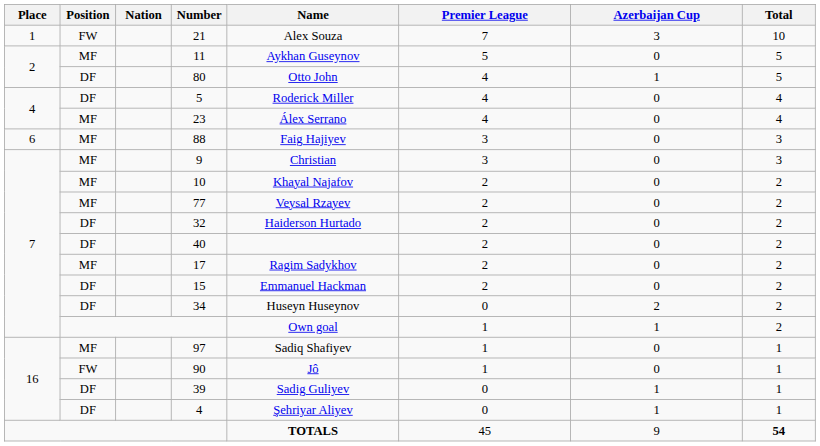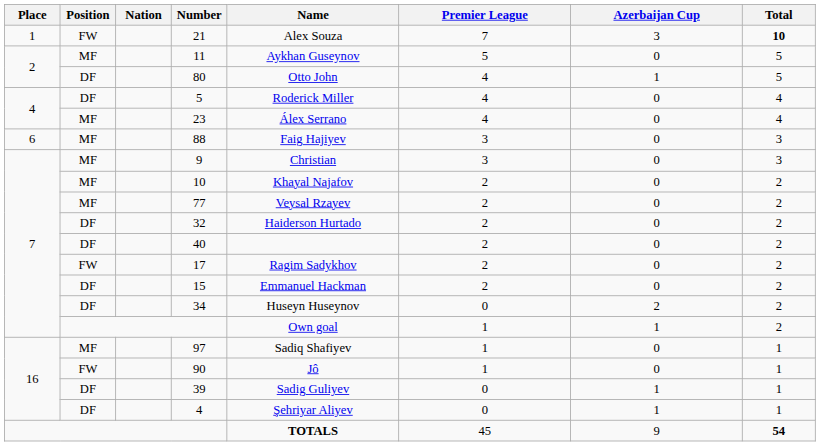(779, 35) normal -> (779, 35) bold
(88, 264) MF -> (88, 264) FW
